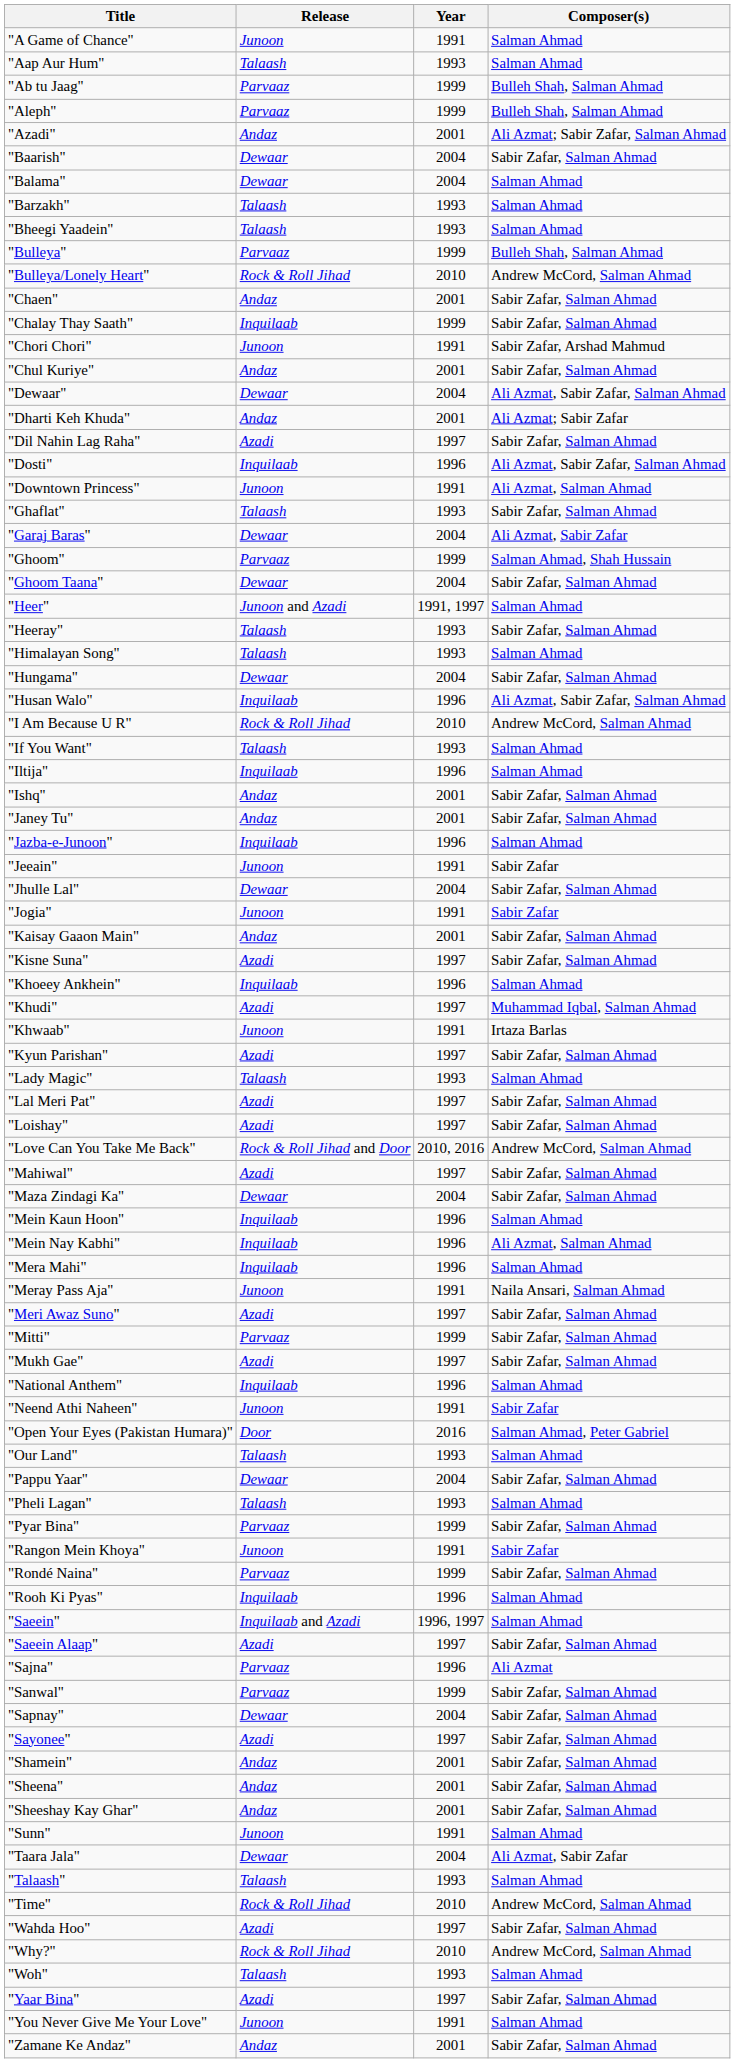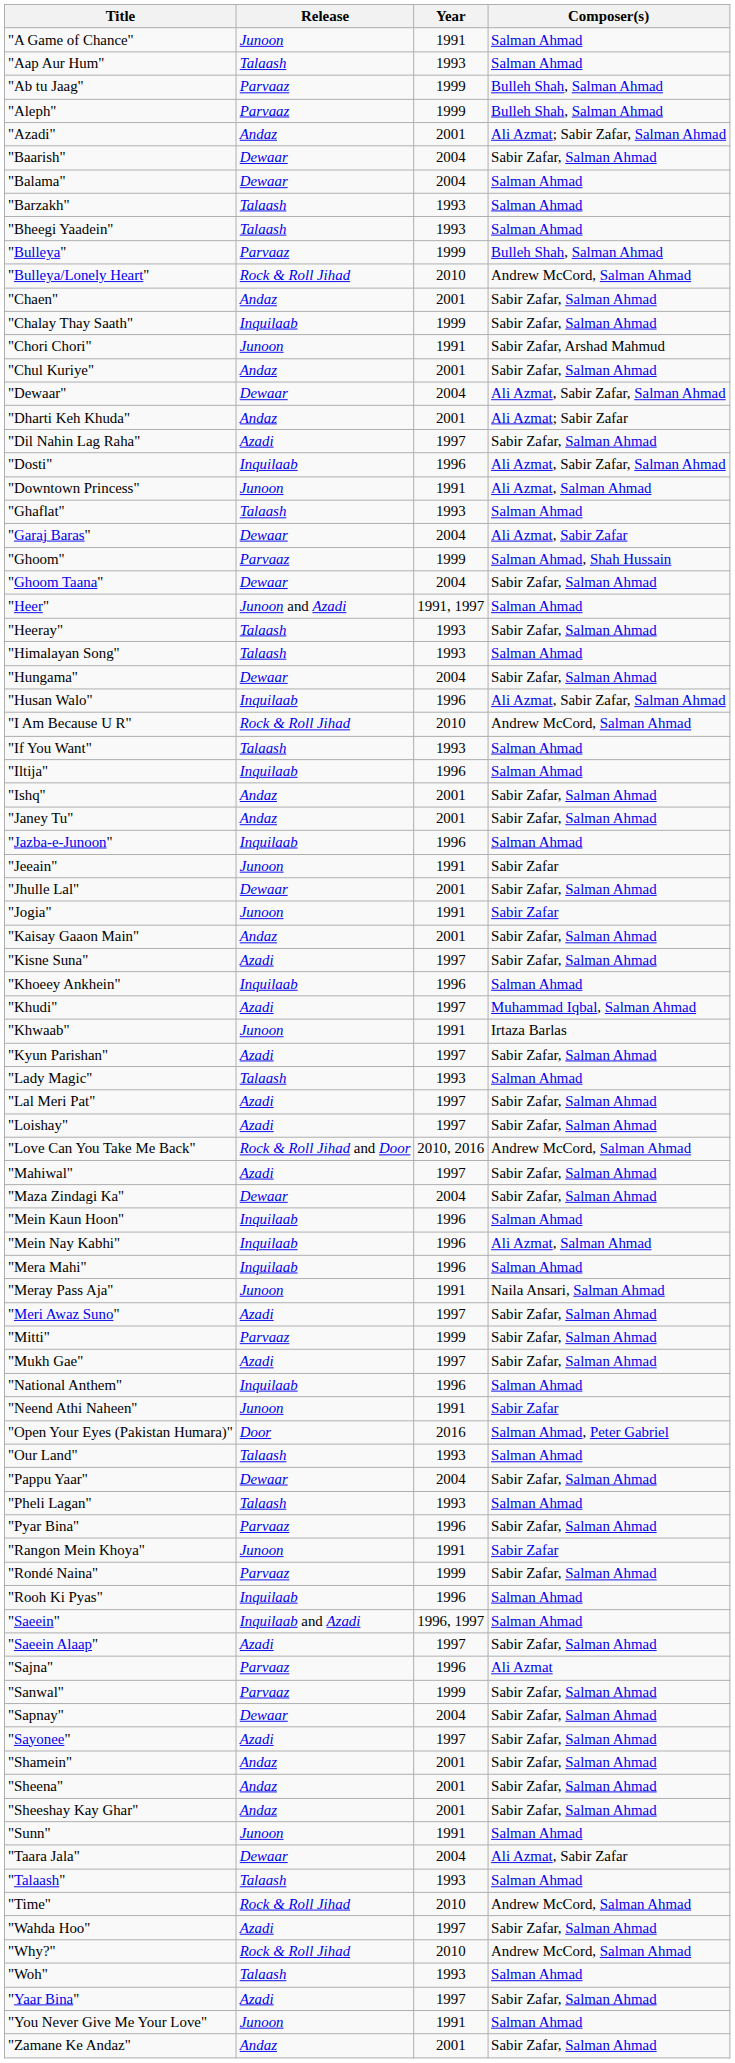(574, 511) Sabir Zafar, Salman Ahmad -> (537, 511) Salman Ahmad
(451, 889) 2004 -> (451, 889) 2001
(451, 1526) 1999 -> (451, 1526) 1996
